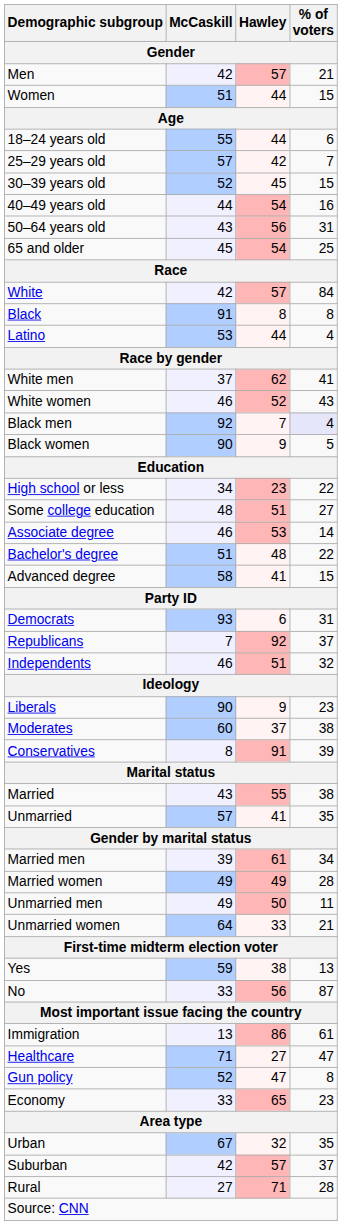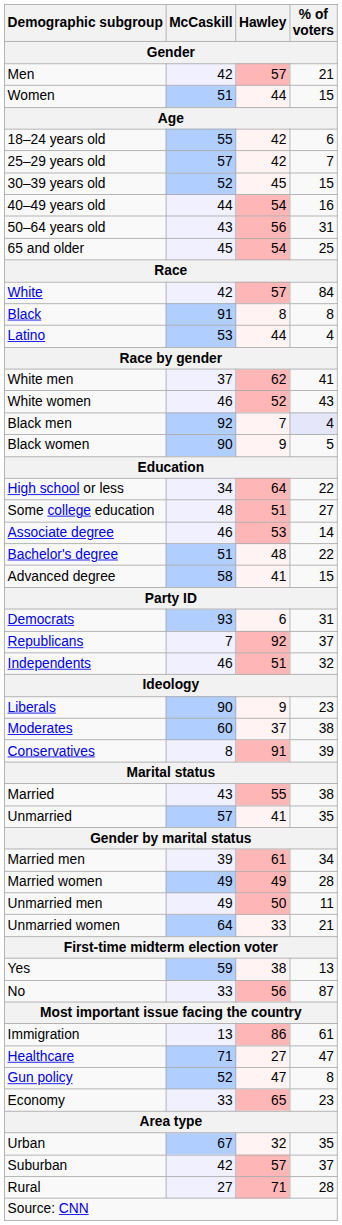(279, 140) 44 -> (279, 140) 42
(279, 489) 23 -> (279, 489) 64
